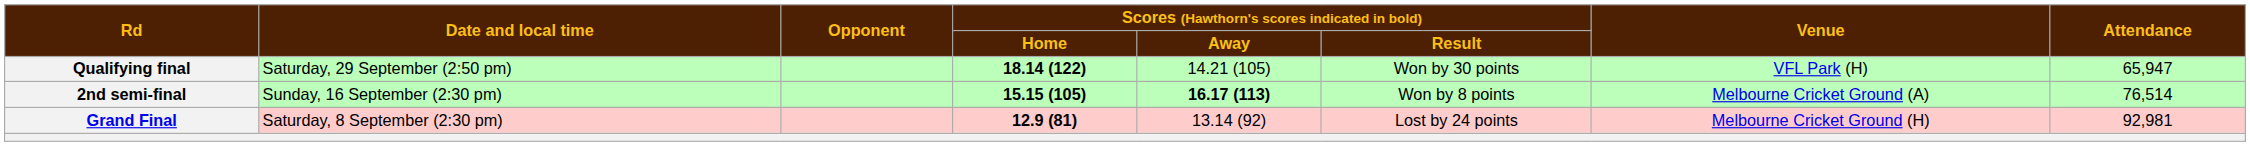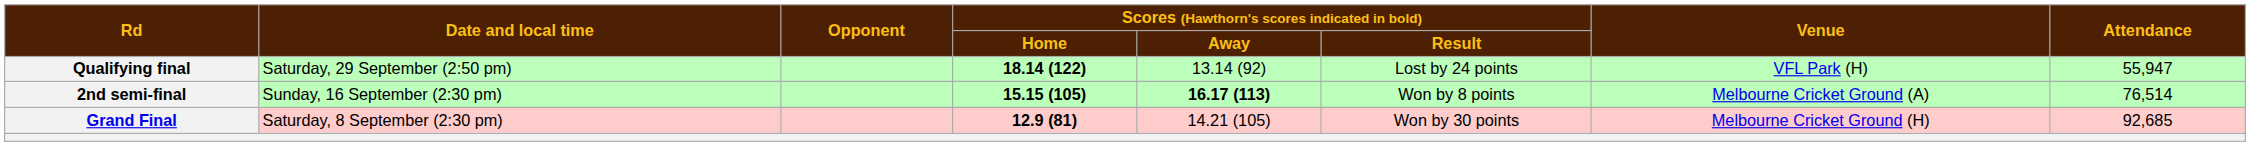(1229, 69) 14.21 (105) -> (1229, 69) 13.14 (92)
(1456, 69) Won by 30 points -> (1456, 69) Lost by 24 points
(2148, 69) 65,947 -> (2148, 69) 55,947
(1229, 121) 13.14 (92) -> (1229, 121) 14.21 (105)
(1456, 121) Lost by 24 points -> (1456, 121) Won by 30 points
(2148, 121) 92,981 -> (2148, 121) 92,685
